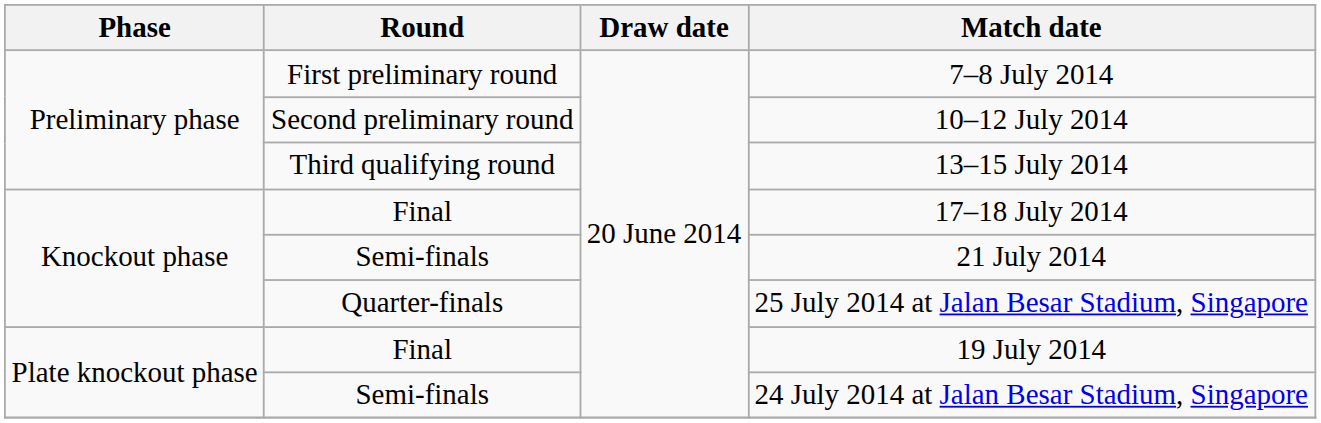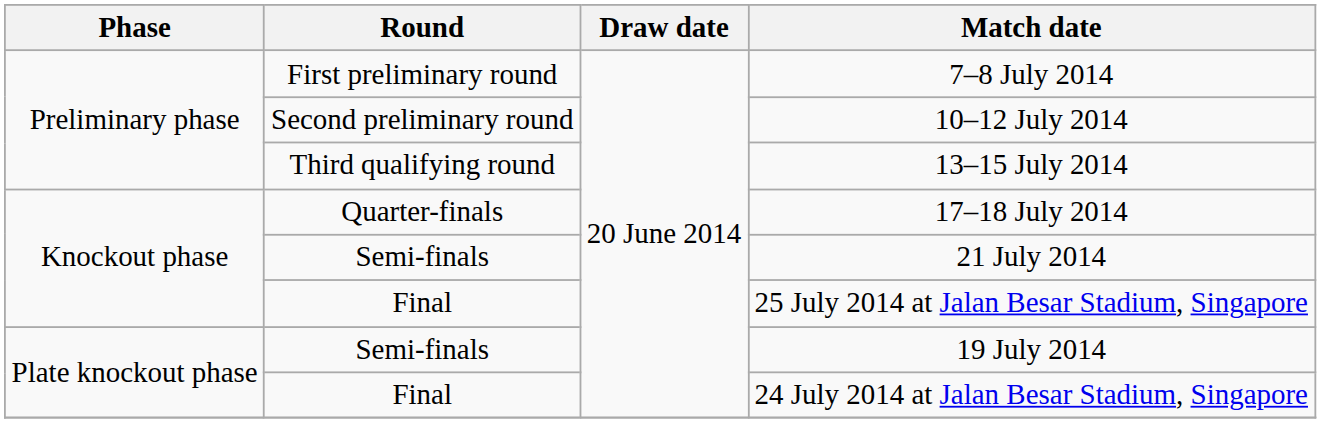(422, 211) Final -> (422, 211) Quarter-finals
(422, 303) Quarter-finals -> (422, 303) Final
(422, 348) Final -> (422, 348) Semi-finals
(422, 394) Semi-finals -> (422, 394) Final
